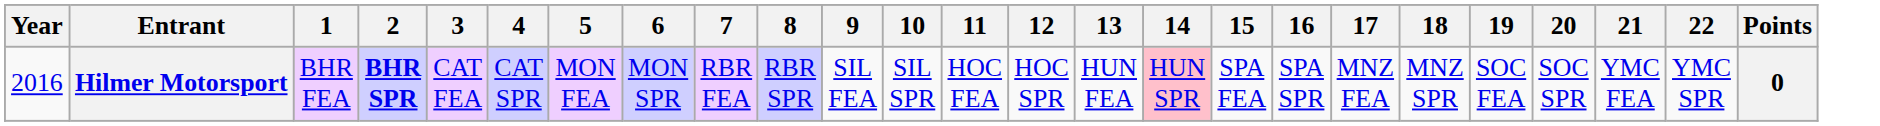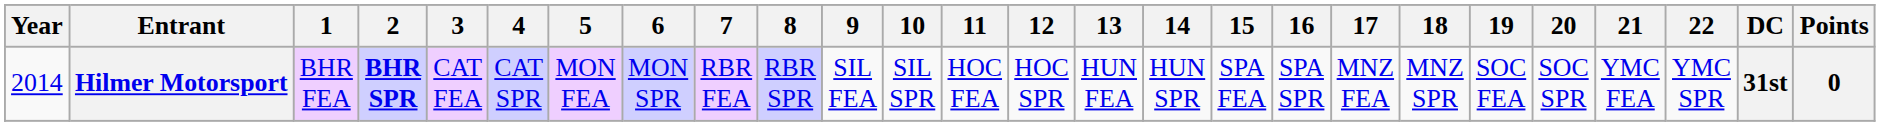+ column: (1765, 25)
(37, 83) 2016 -> (37, 83) 2014
(1177, 83) pink background -> (1177, 83) no background
